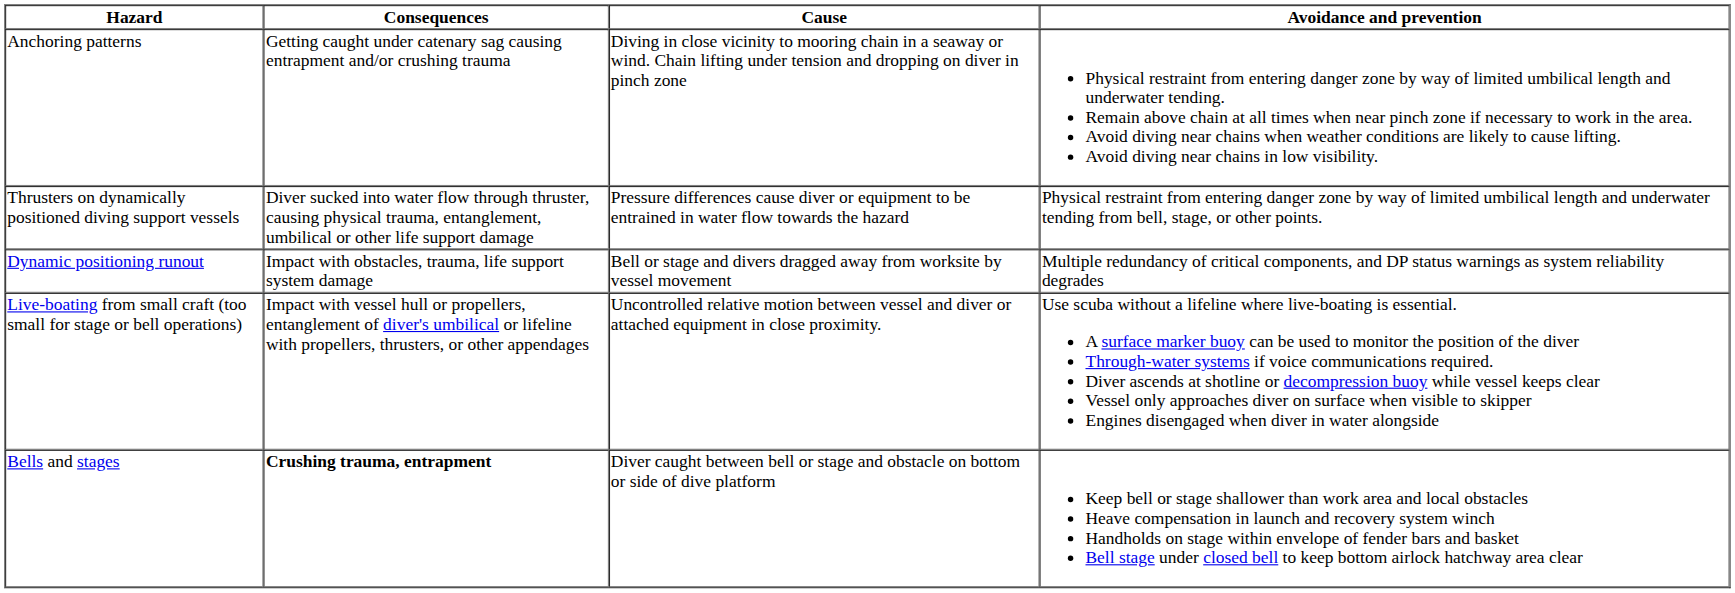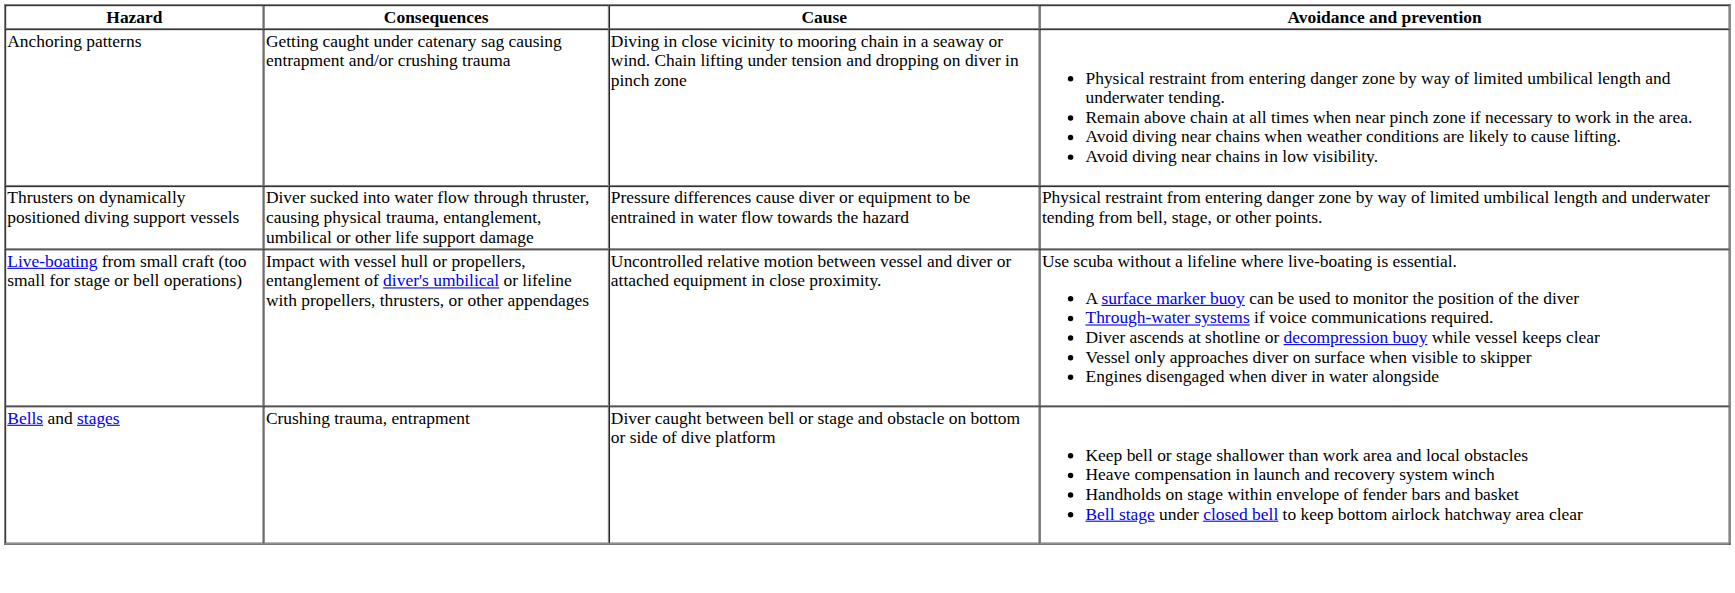- row: (106, 261)
(379, 461) bold -> (368, 418) normal
